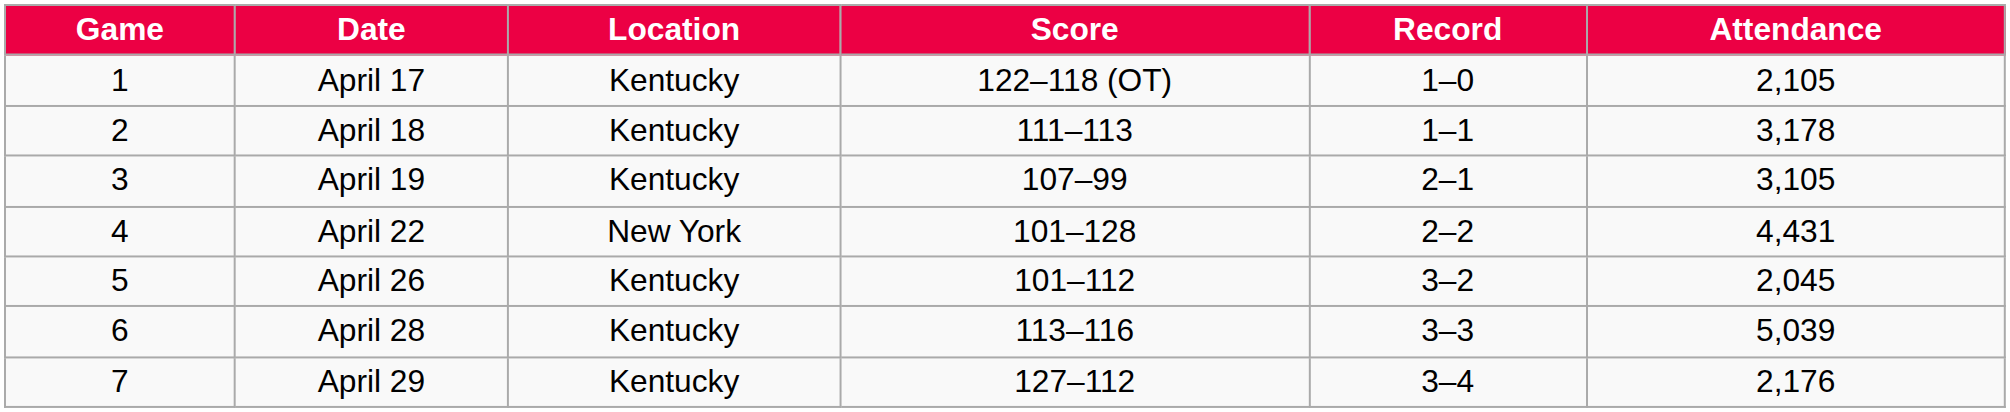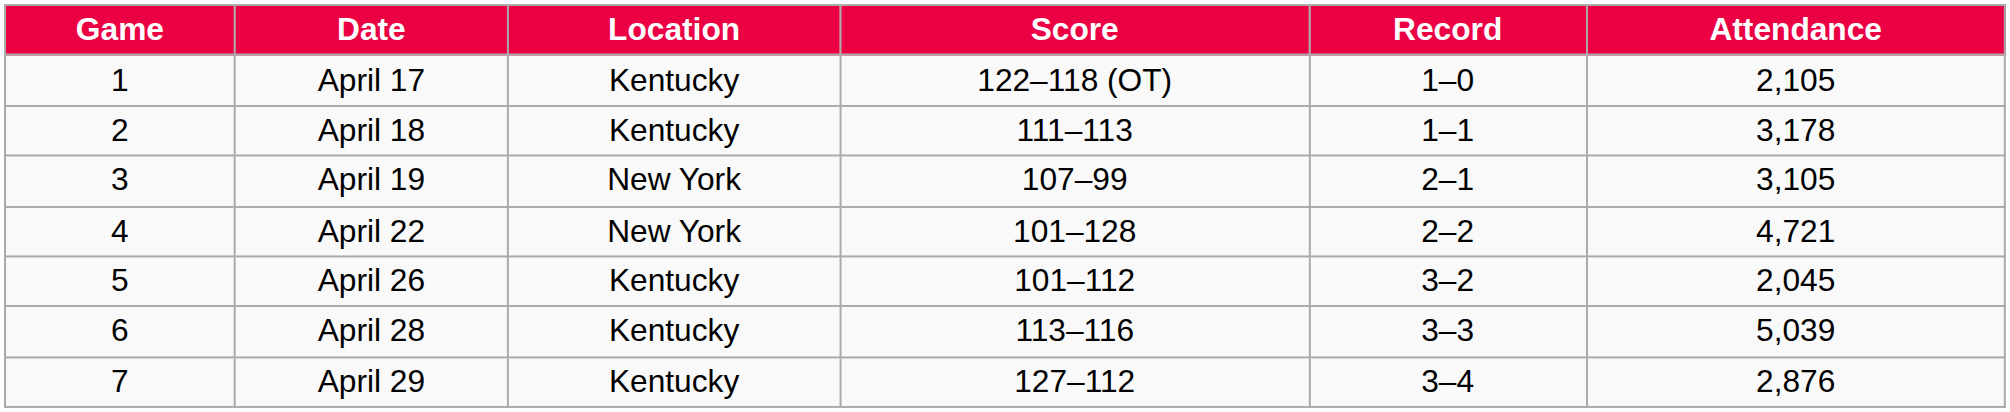(674, 180) Kentucky -> (674, 180) New York
(1796, 230) 4,431 -> (1796, 230) 4,721
(1796, 381) 2,176 -> (1796, 381) 2,876
